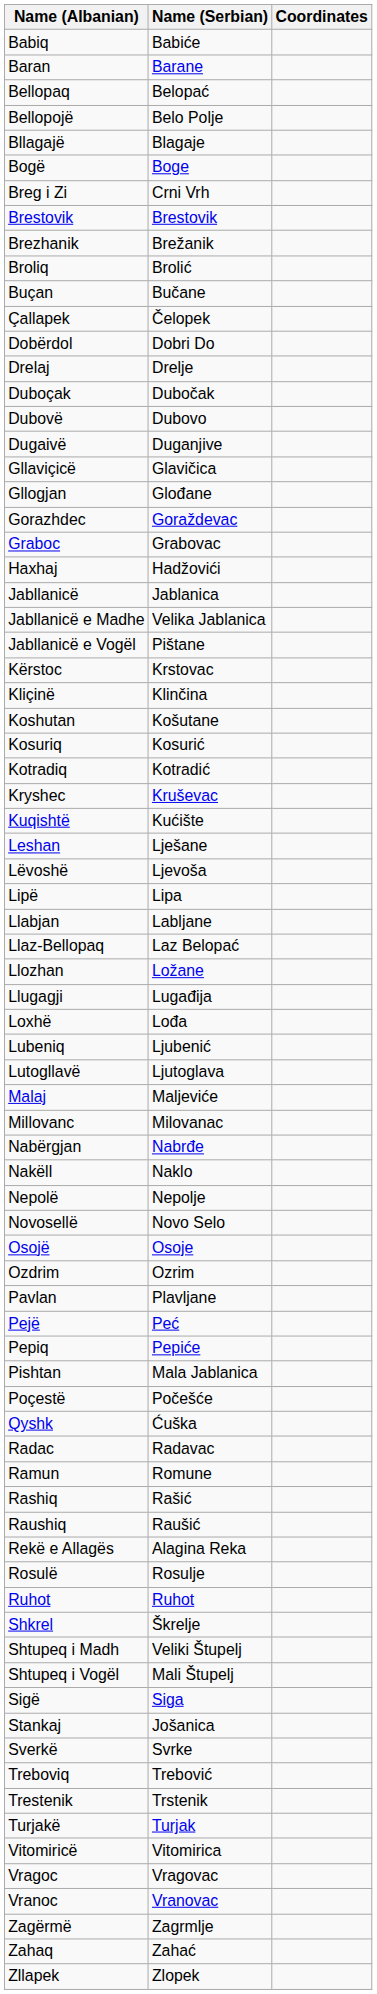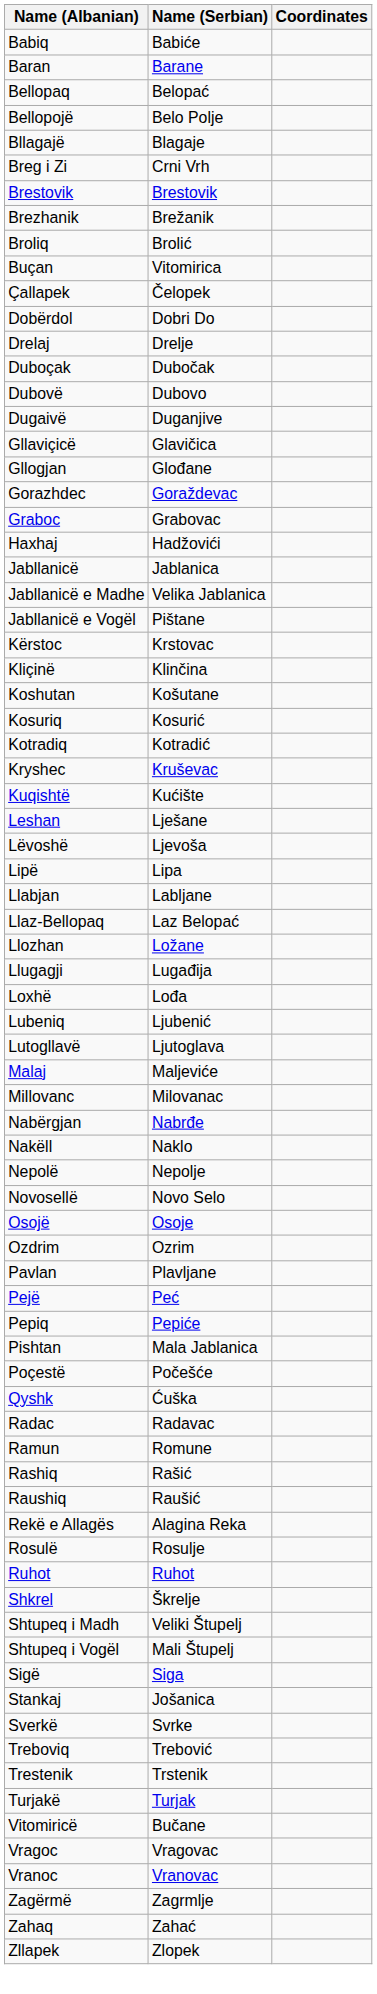- row: (27, 167)
(179, 293) Bučane -> (187, 268) Vitomirica
(187, 1850) Vitomirica -> (179, 1825) Bučane
